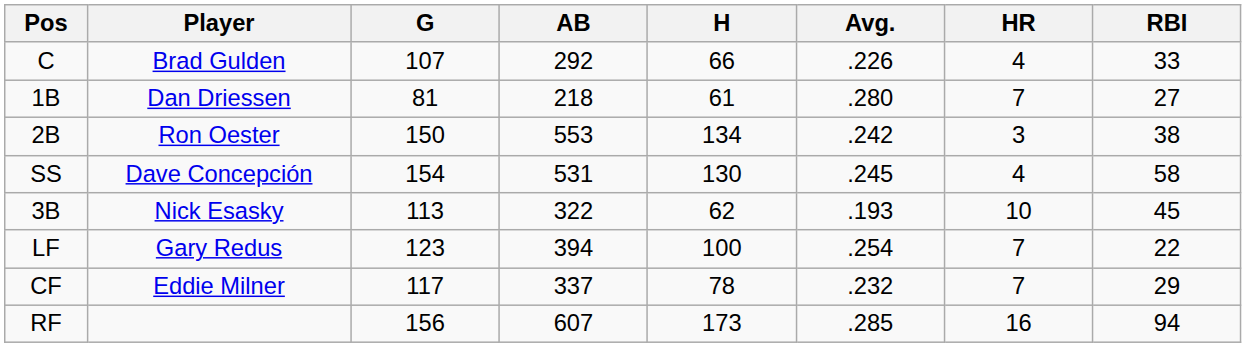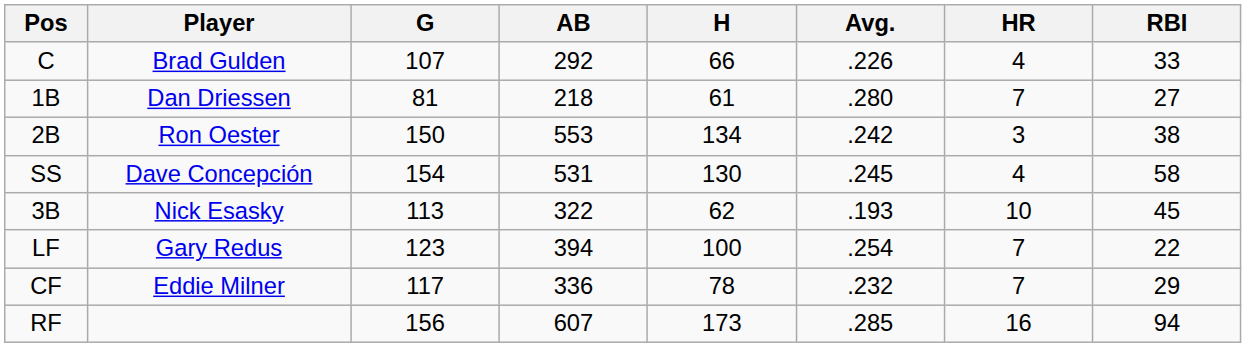(573, 286) 337 -> (573, 286) 336
